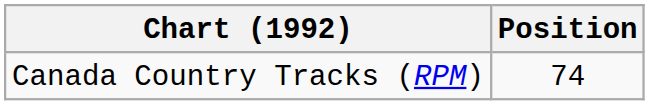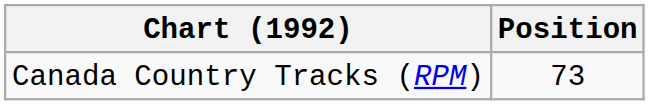(568, 76) 74 -> (568, 76) 73
